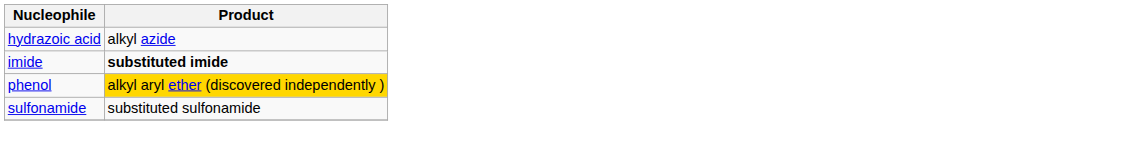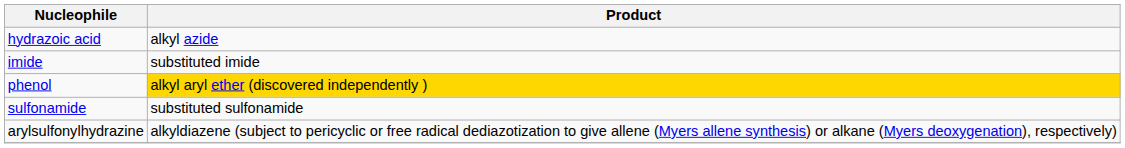(168, 62) bold -> (205, 62) normal
+ row: (76, 131)
